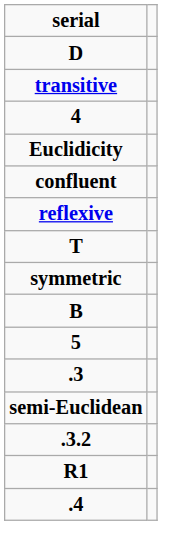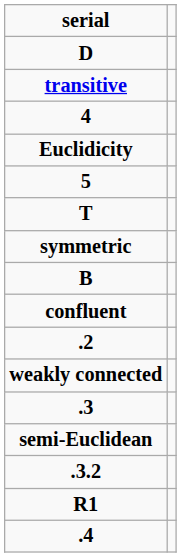rows swapped: (76, 342) <-> (76, 181)
- row: (76, 213)
+ row: (86, 342)
+ row: (86, 375)
